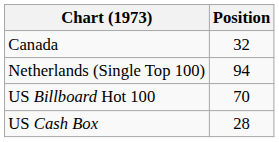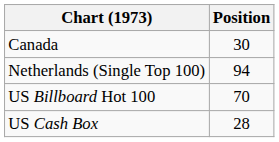(241, 44) 32 -> (241, 44) 30
